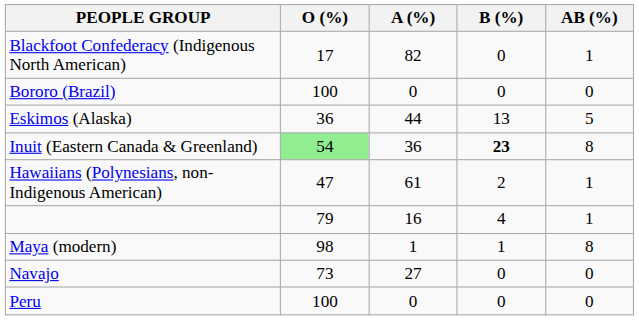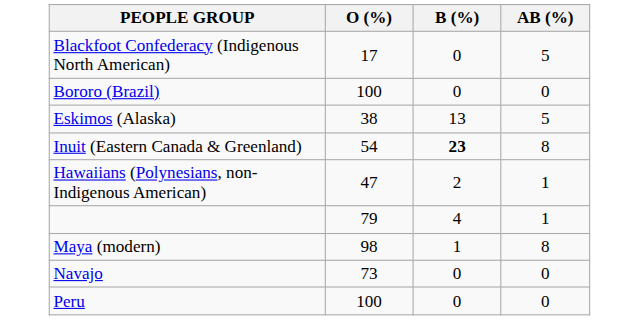- column: (413, 18)
(589, 54) 1 -> (545, 54) 5
(325, 118) 36 -> (369, 118) 38
(325, 145) lightgreen background -> (369, 145) no background
